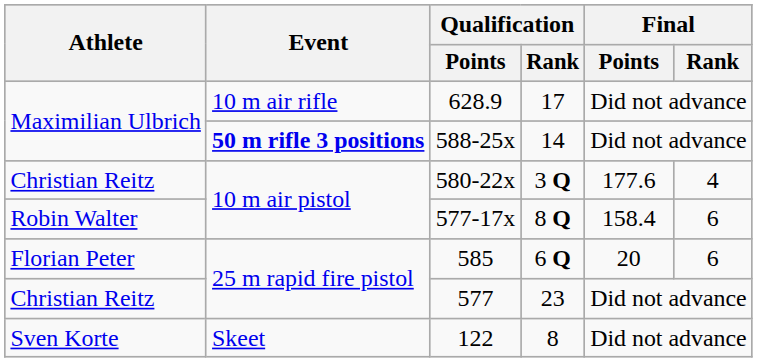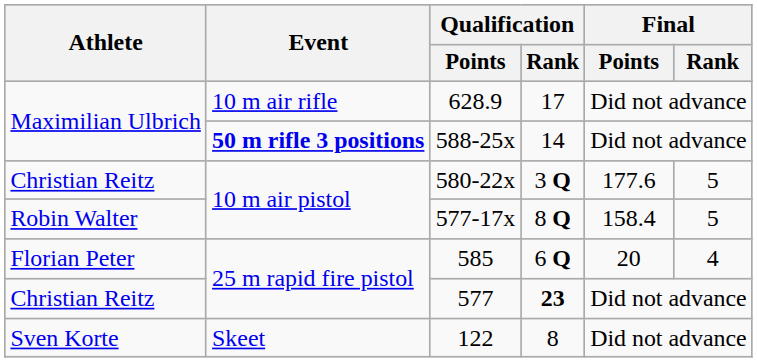(713, 180) 4 -> (713, 180) 5
(713, 219) 6 -> (713, 219) 5
(713, 259) 6 -> (713, 259) 4
(553, 298) normal -> (553, 298) bold
